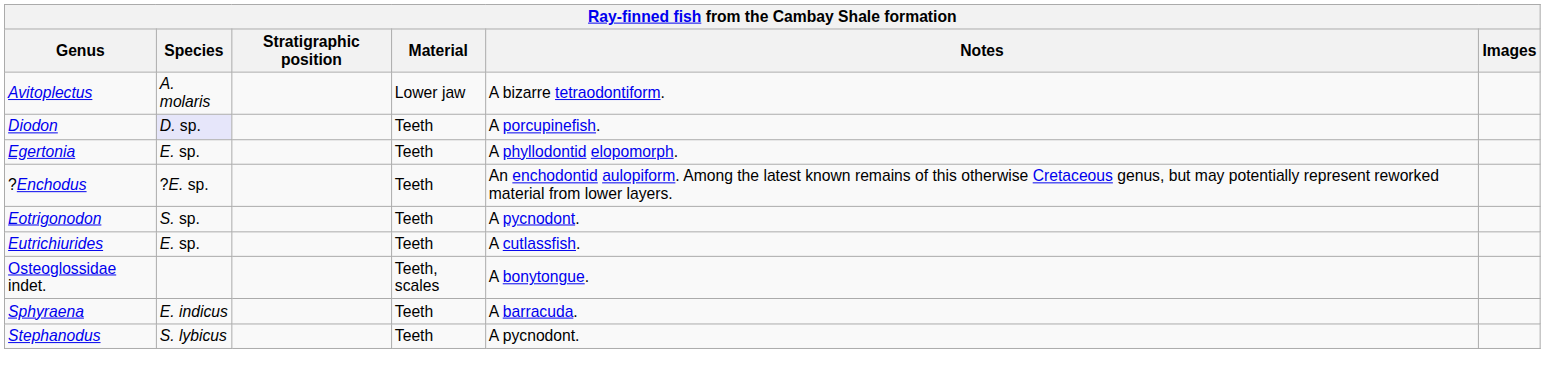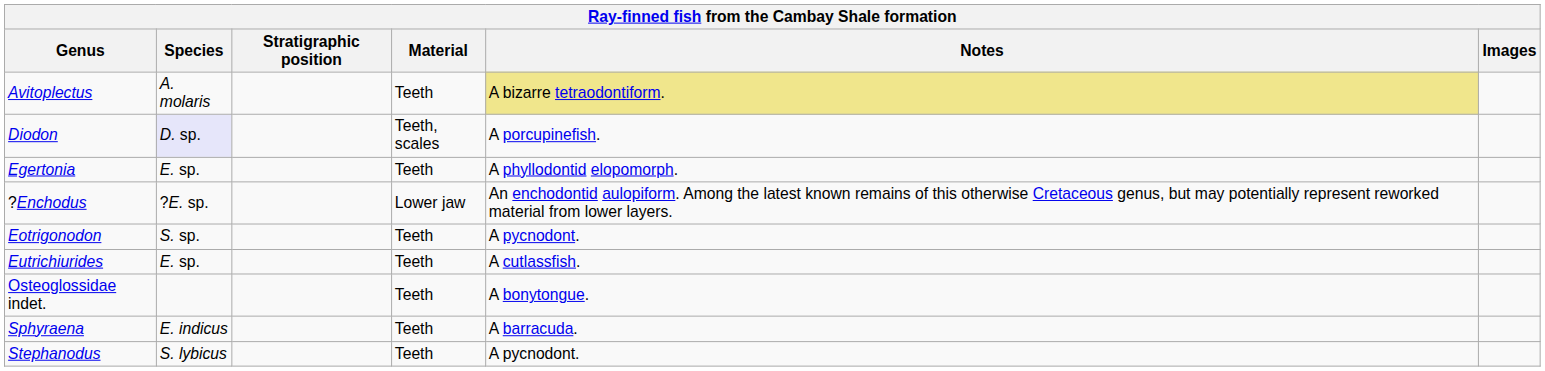(430, 93) Lower jaw -> (414, 93) Teeth
(577, 93) no background -> (577, 93) khaki background
(414, 126) Teeth -> (417, 135) Teeth, scales
(414, 185) Teeth -> (430, 203) Lower jaw
(417, 277) Teeth, scales -> (414, 295) Teeth
